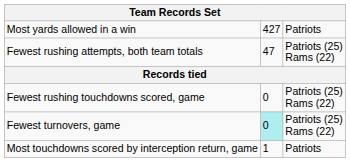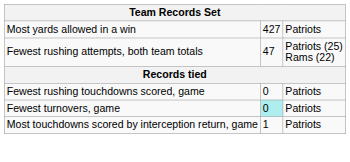(314, 97) Patriots (25) Rams (22) -> (303, 91) Patriots
(314, 126) Patriots (25) Rams (22) -> (303, 108) Patriots
